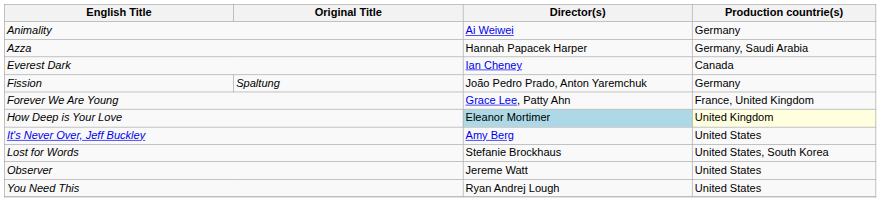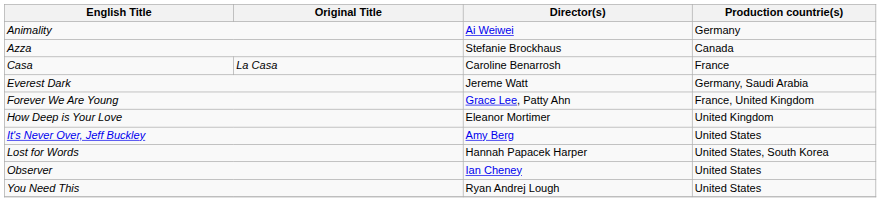(526, 48) Hannah Papacek Harper -> (513, 48) Stefanie Brockhaus
(752, 48) Germany, Saudi Arabia -> (714, 48) Canada
+ row: (20, 65)
(494, 65) Ian Cheney -> (497, 83) Jereme Watt
(714, 65) Canada -> (752, 83) Germany, Saudi Arabia
- row: (24, 83)
(508, 118) lightblue background -> (508, 118) no background
(734, 118) lightyellow background -> (734, 118) no background
(513, 153) Stefanie Brockhaus -> (526, 153) Hannah Papacek Harper
(497, 170) Jereme Watt -> (494, 170) Ian Cheney
